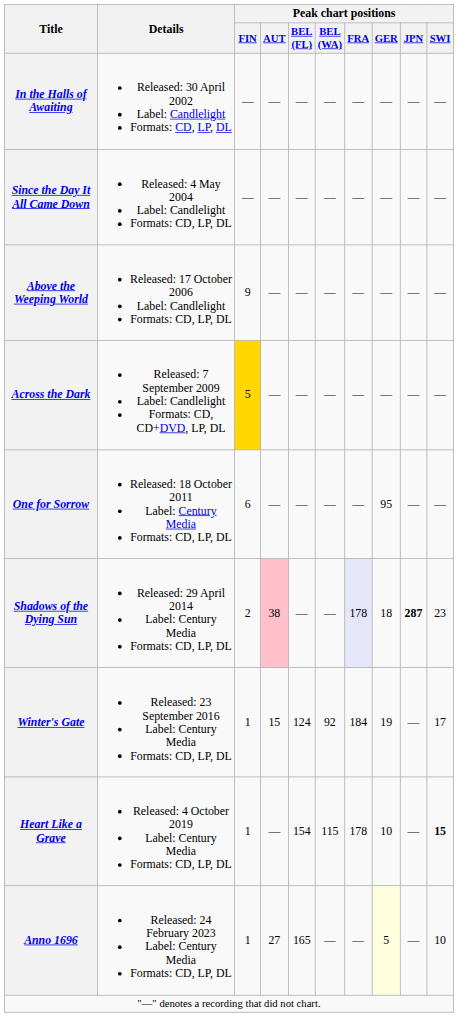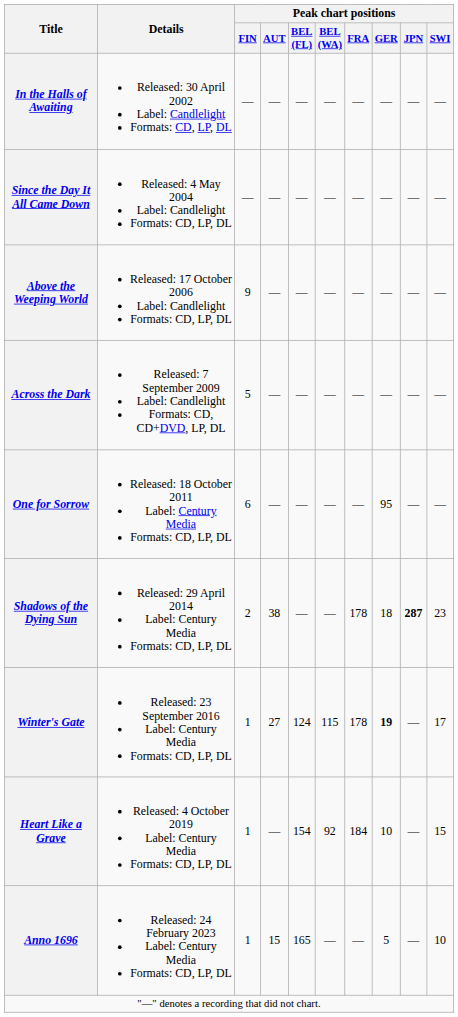(248, 395) gold background -> (248, 395) no background
(274, 613) pink background -> (274, 613) no background
(358, 613) lavender background -> (358, 613) no background
(274, 722) 15 -> (274, 722) 27
(330, 722) 92 -> (330, 722) 115
(358, 722) 184 -> (358, 722) 178
(386, 722) normal -> (386, 722) bold
(330, 831) 115 -> (330, 831) 92
(358, 831) 178 -> (358, 831) 184
(440, 831) bold -> (440, 831) normal
(274, 940) 27 -> (274, 940) 15
(386, 940) lightyellow background -> (386, 940) no background
